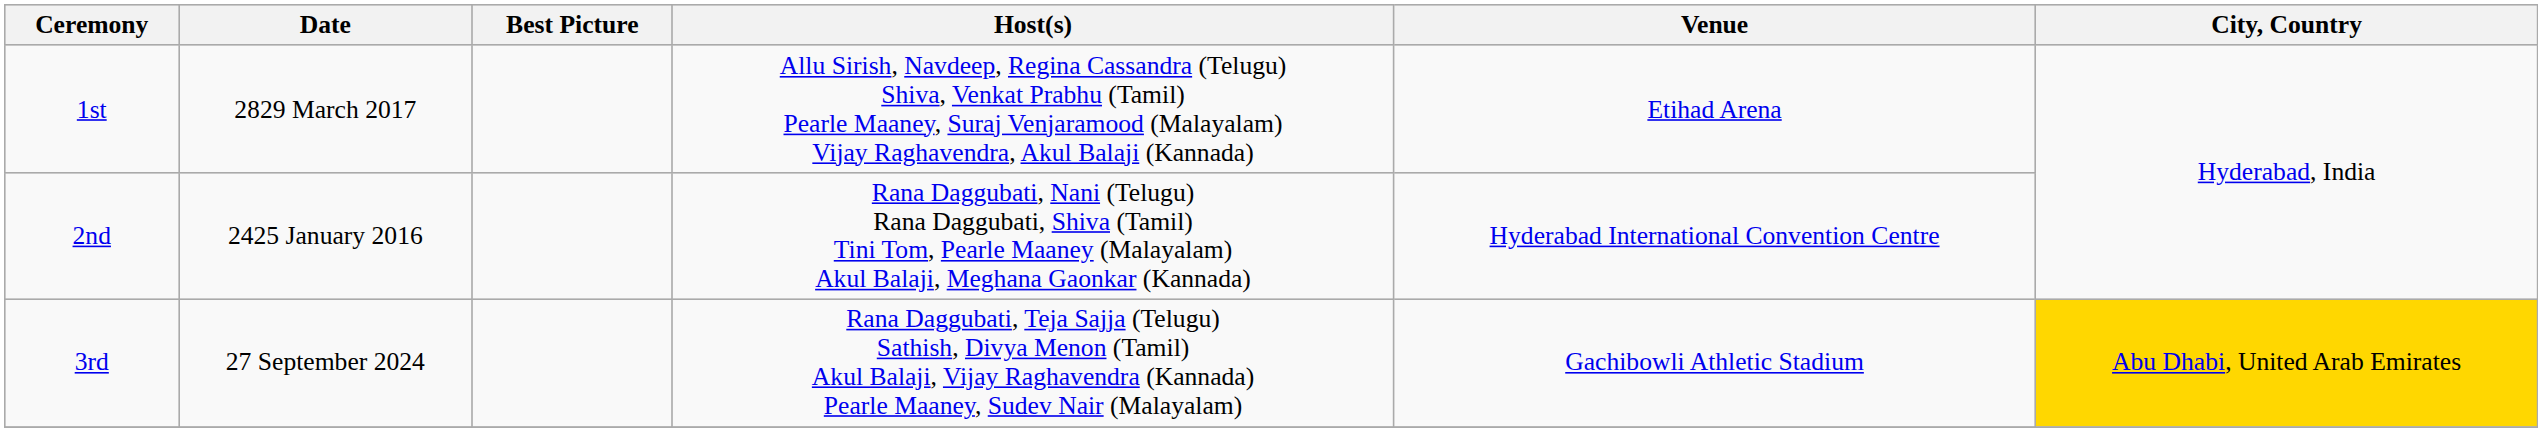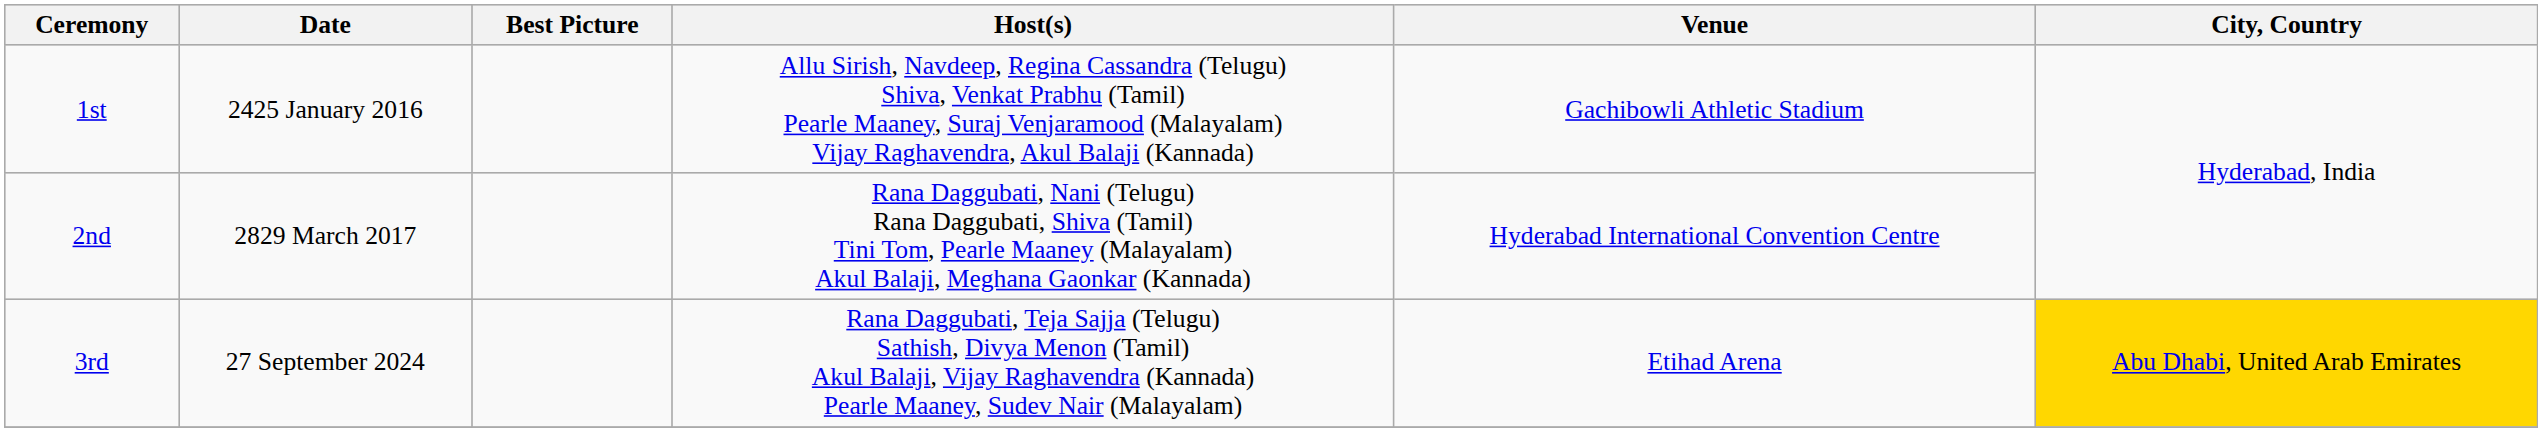(325, 108) 2829 March 2017 -> (325, 108) 2425 January 2016
(1715, 108) Etihad Arena -> (1715, 108) Gachibowli Athletic Stadium
(325, 235) 2425 January 2016 -> (325, 235) 2829 March 2017
(1715, 362) Gachibowli Athletic Stadium -> (1715, 362) Etihad Arena
